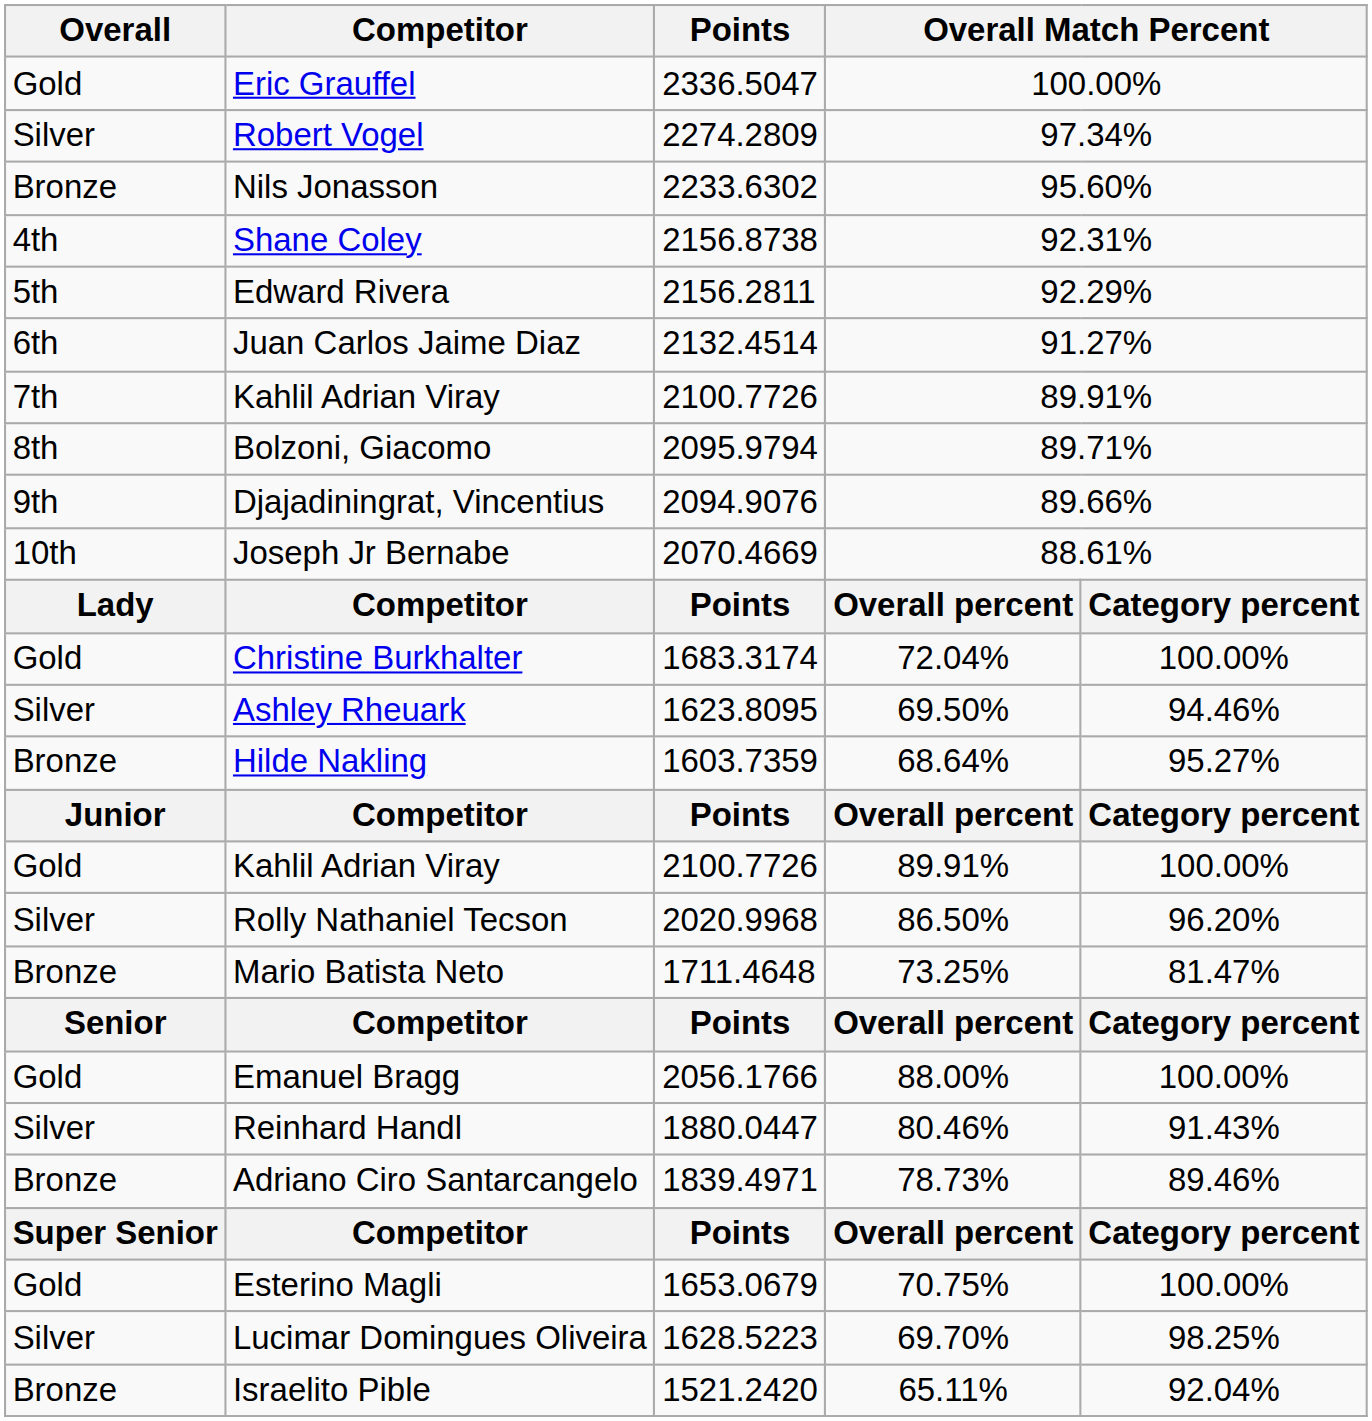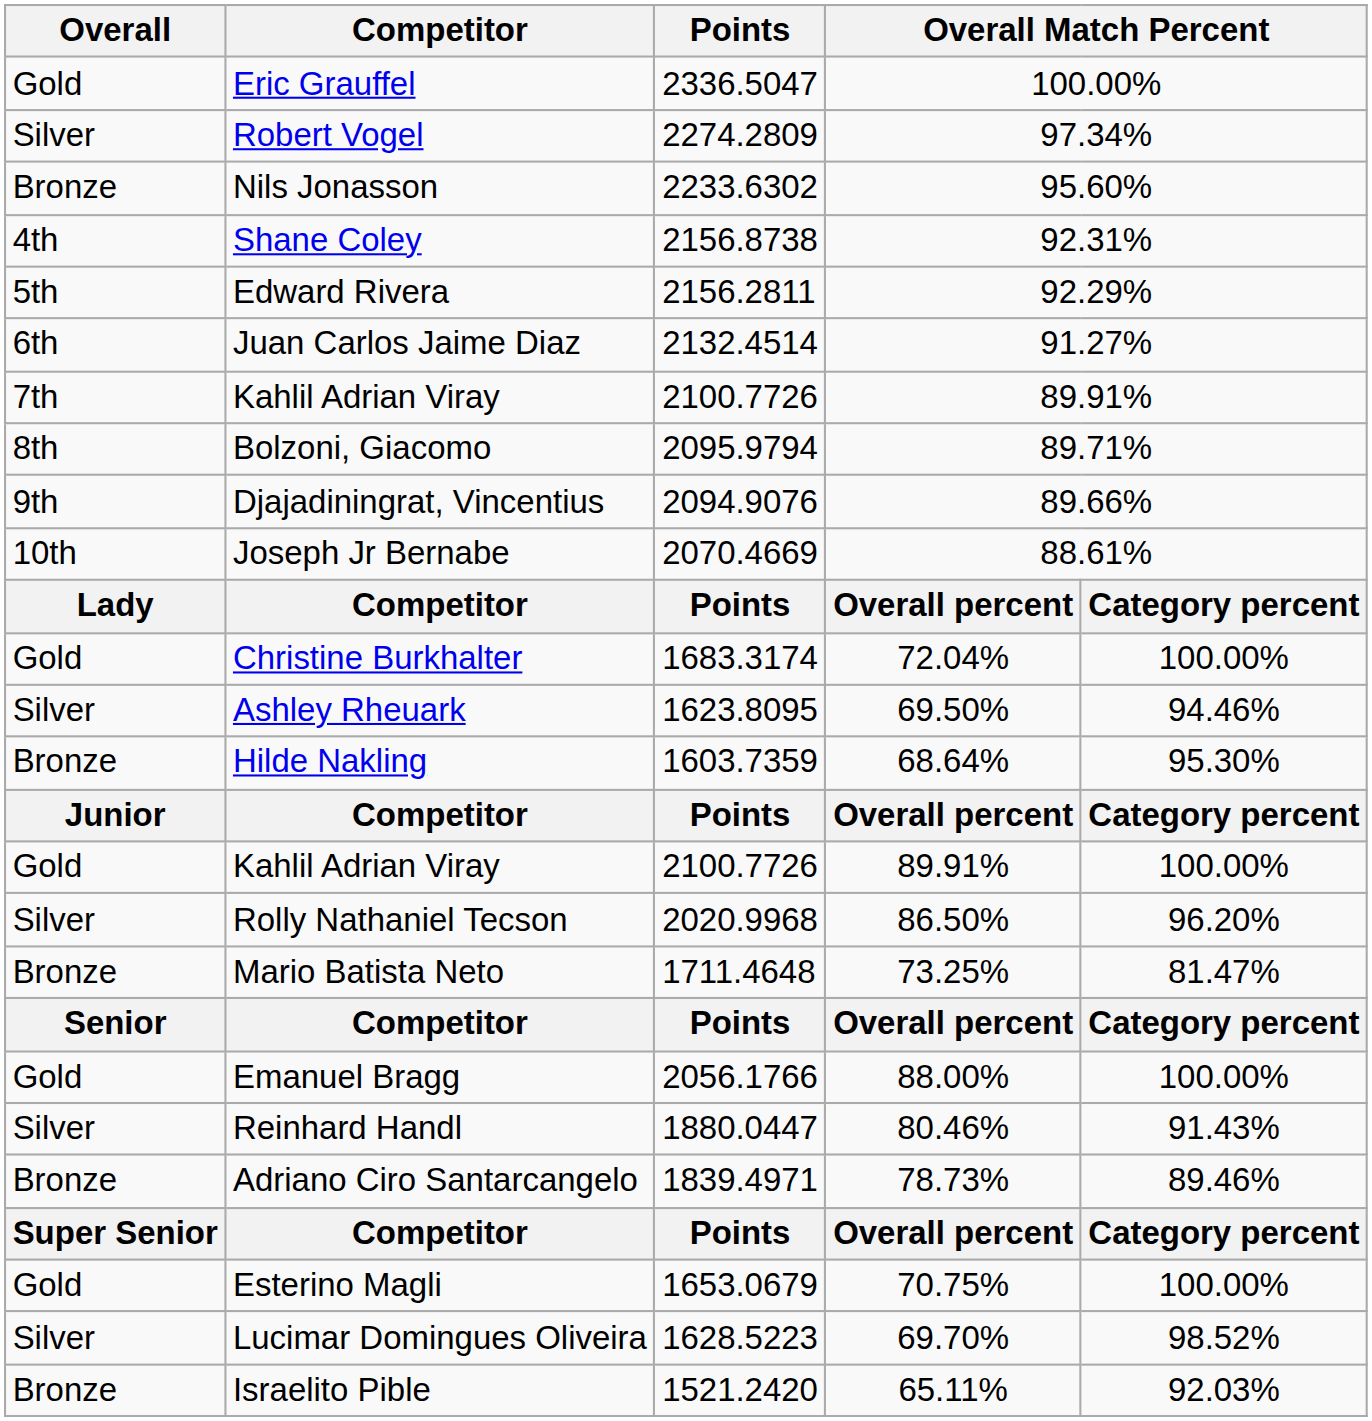(1224, 762) 95.27% -> (1224, 762) 95.30%
(1224, 1337) 98.25% -> (1224, 1337) 98.52%
(1224, 1389) 92.04% -> (1224, 1389) 92.03%
